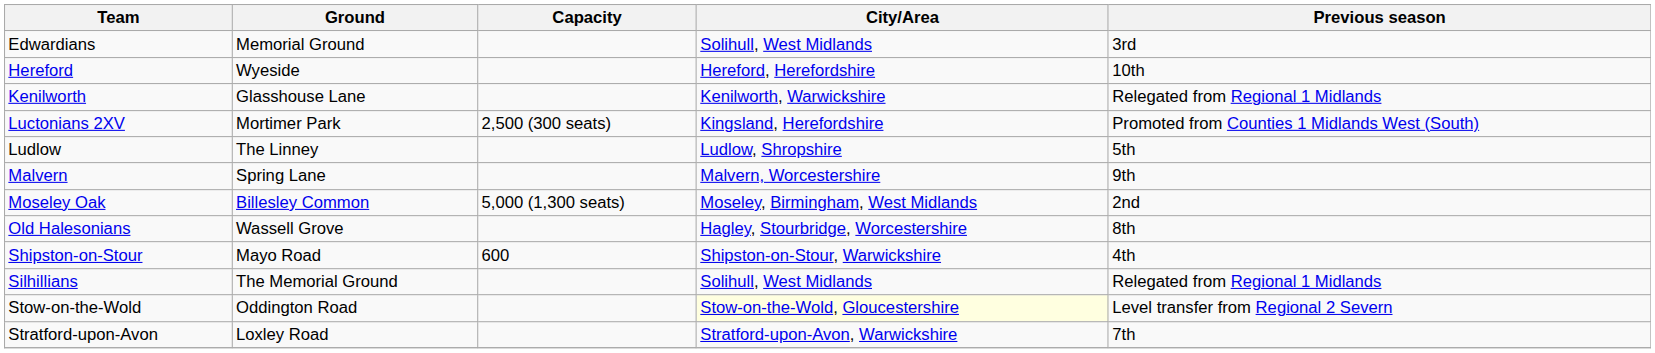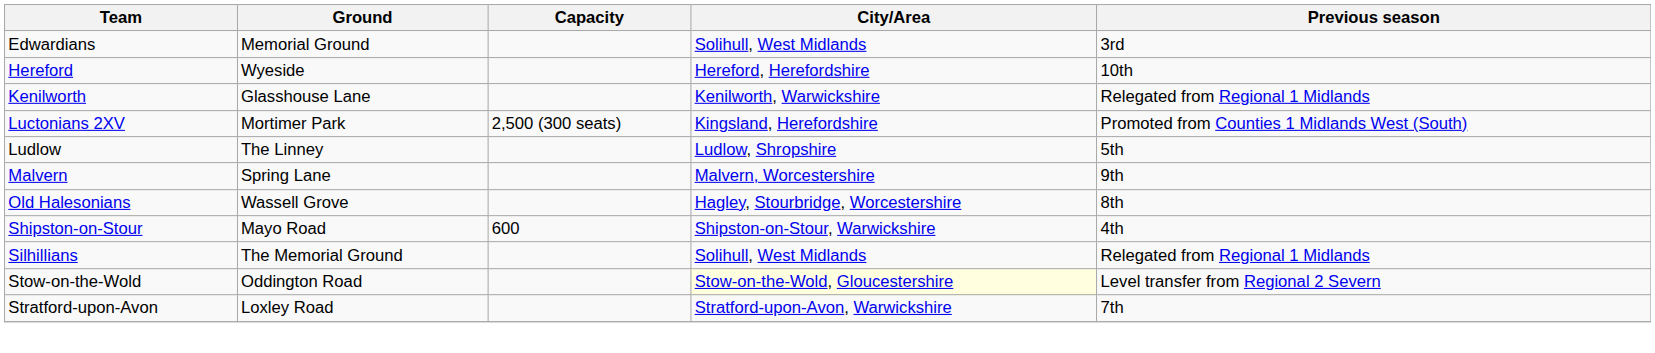- row: (57, 202)
